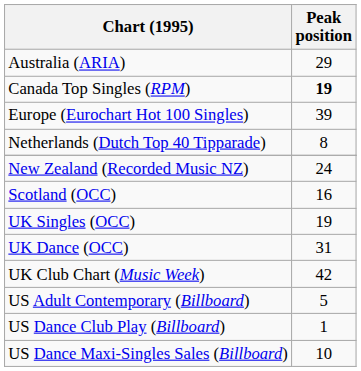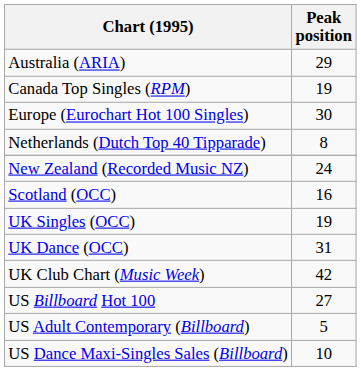(324, 89) bold -> (324, 89) normal
(324, 115) 39 -> (324, 115) 30
+ row: (82, 300)
- row: (117, 326)
